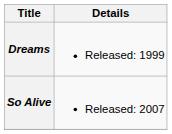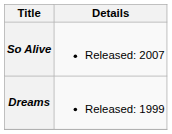rows swapped: (29, 49) <-> (29, 102)
